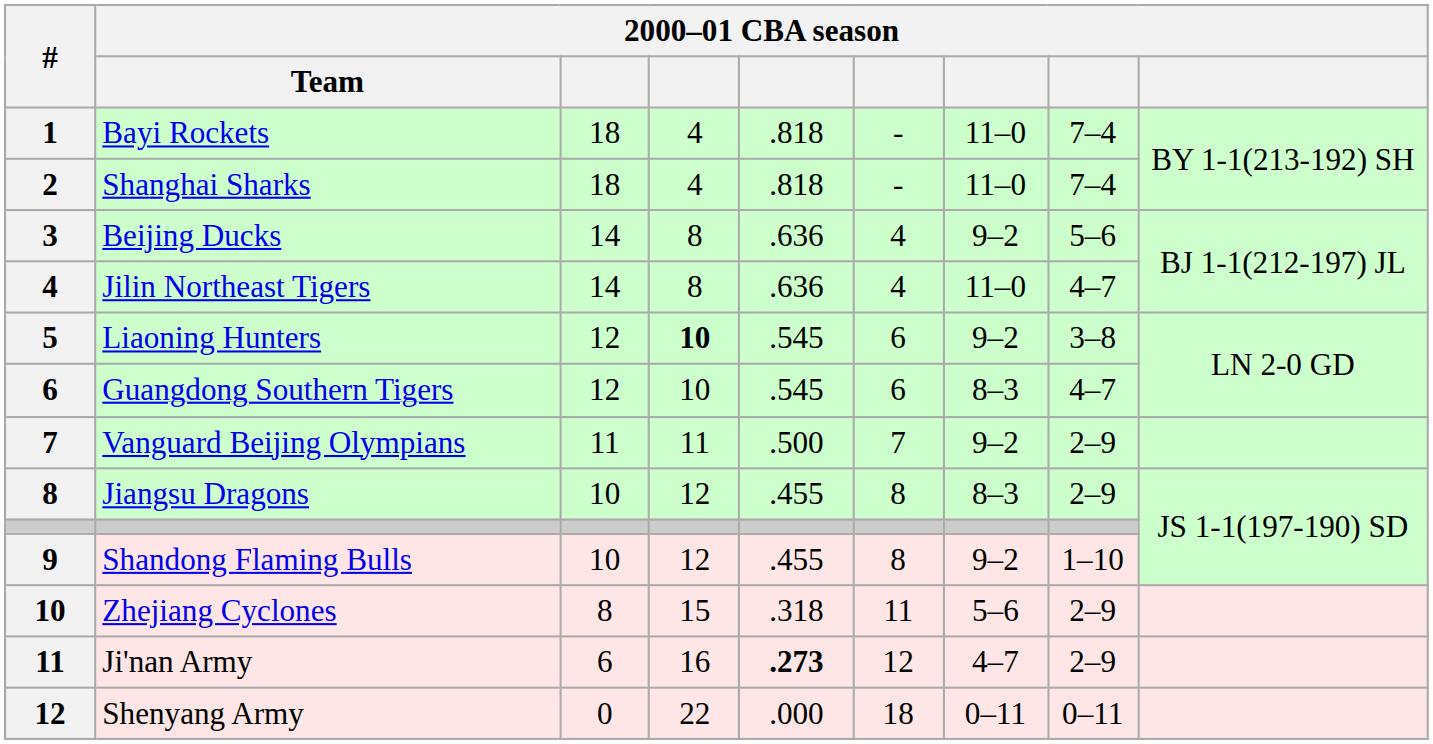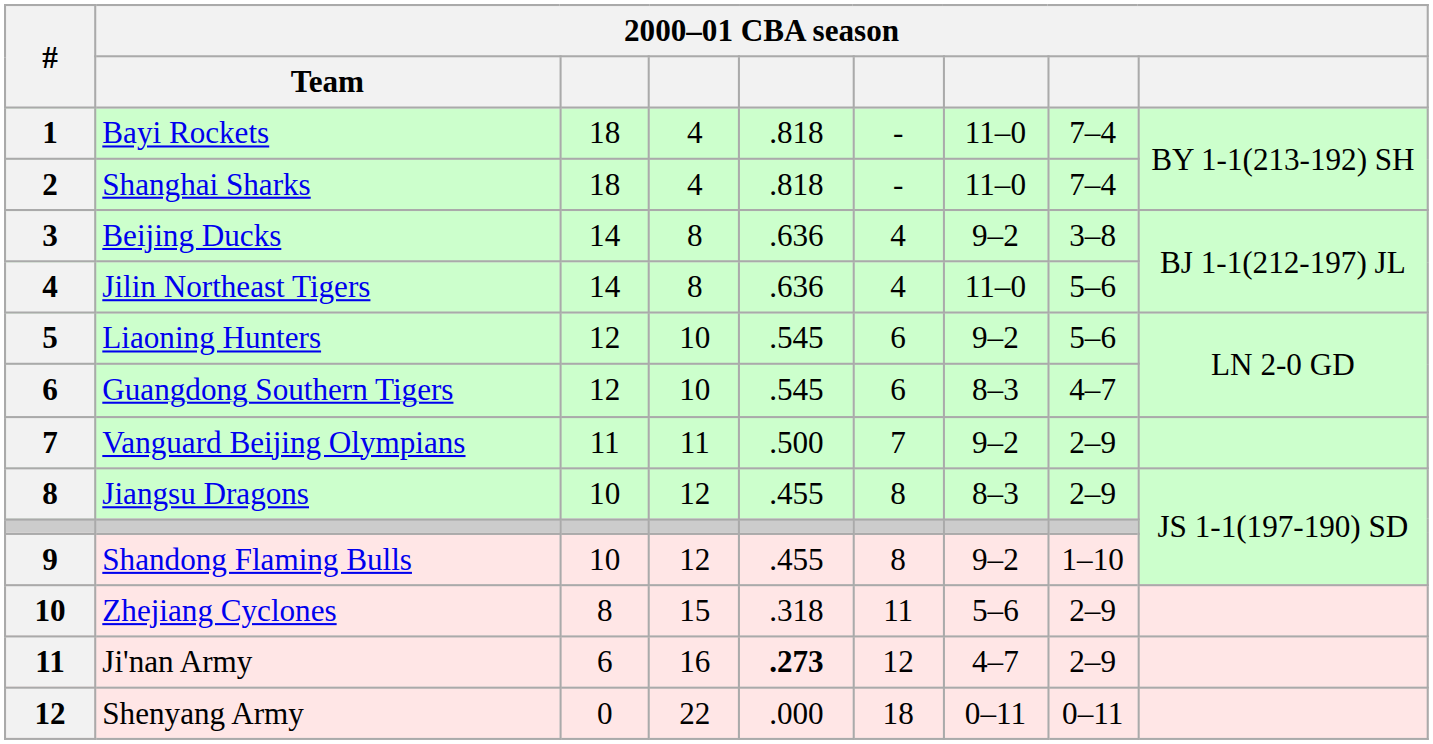(1093, 235) 5–6 -> (1093, 235) 3–8
(1093, 287) 4–7 -> (1093, 287) 5–6
(695, 338) bold -> (695, 338) normal
(1093, 338) 3–8 -> (1093, 338) 5–6
